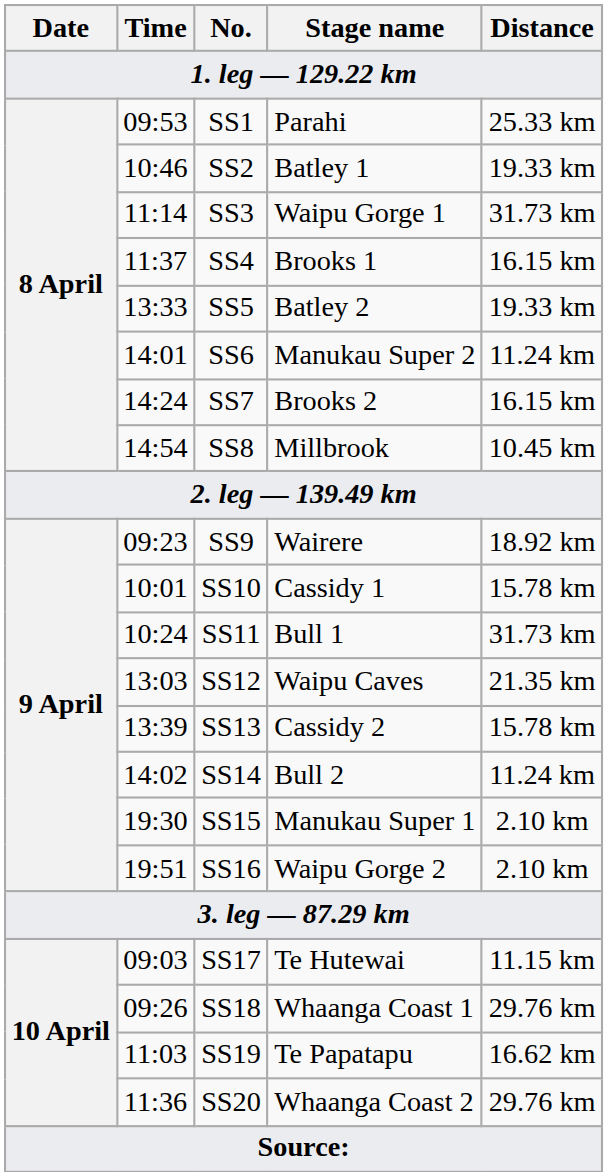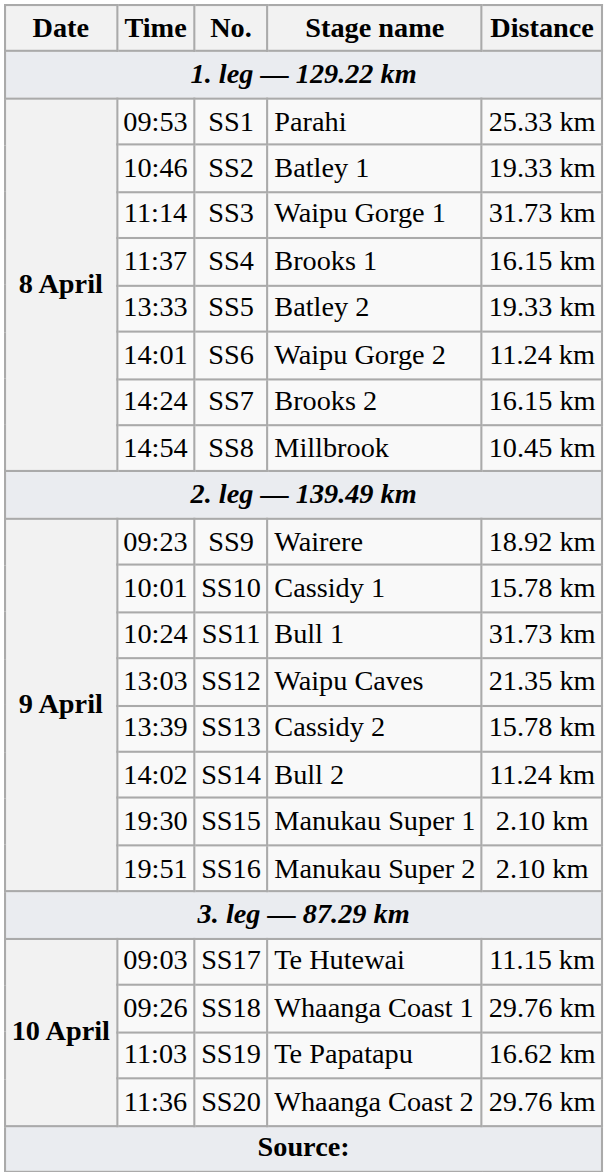(375, 354) Manukau Super 2 -> (360, 354) Waipu Gorge 2
(360, 867) Waipu Gorge 2 -> (375, 867) Manukau Super 2
